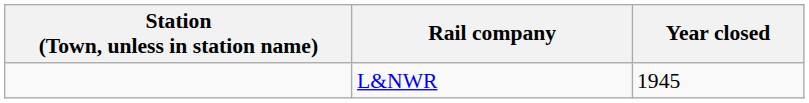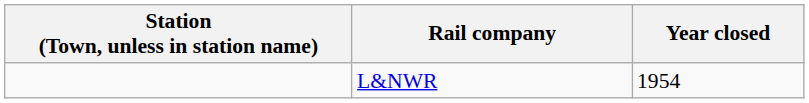(659, 80) 1945 -> (659, 80) 1954
